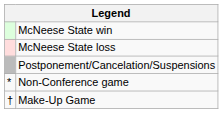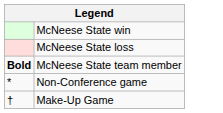- row: (117, 65)
+ row: (109, 65)
